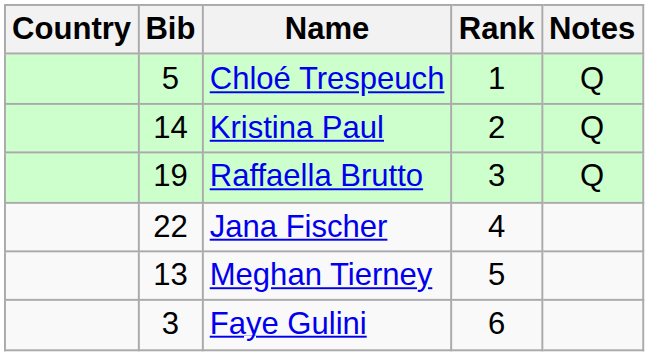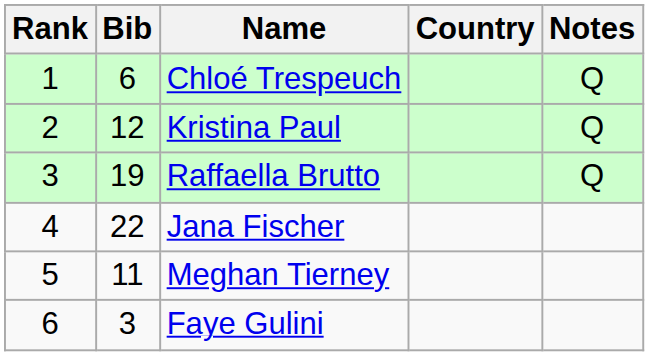columns swapped: (497, 29) <-> (72, 29)
(170, 78) 5 -> (127, 78) 6
(170, 127) 14 -> (127, 127) 12
(170, 275) 13 -> (127, 275) 11
